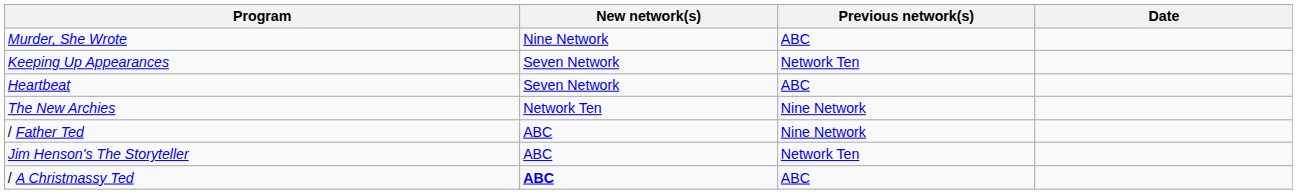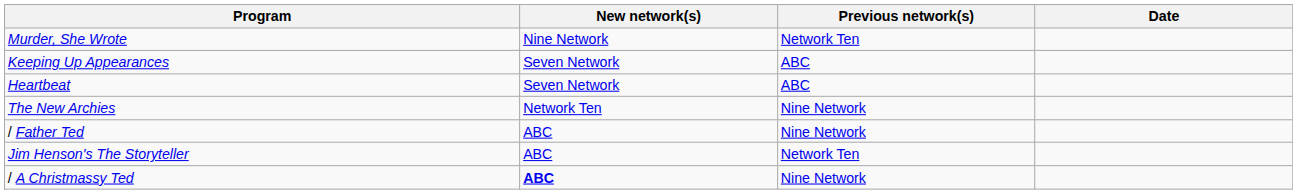(795, 39) ABC -> (820, 39) Network Ten
(820, 62) Network Ten -> (795, 62) ABC
(795, 177) ABC -> (823, 177) Nine Network
